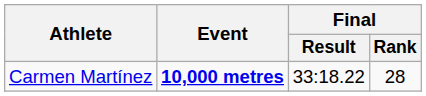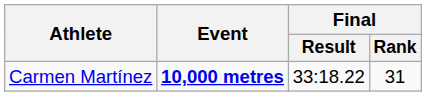(395, 77) 28 -> (395, 77) 31
